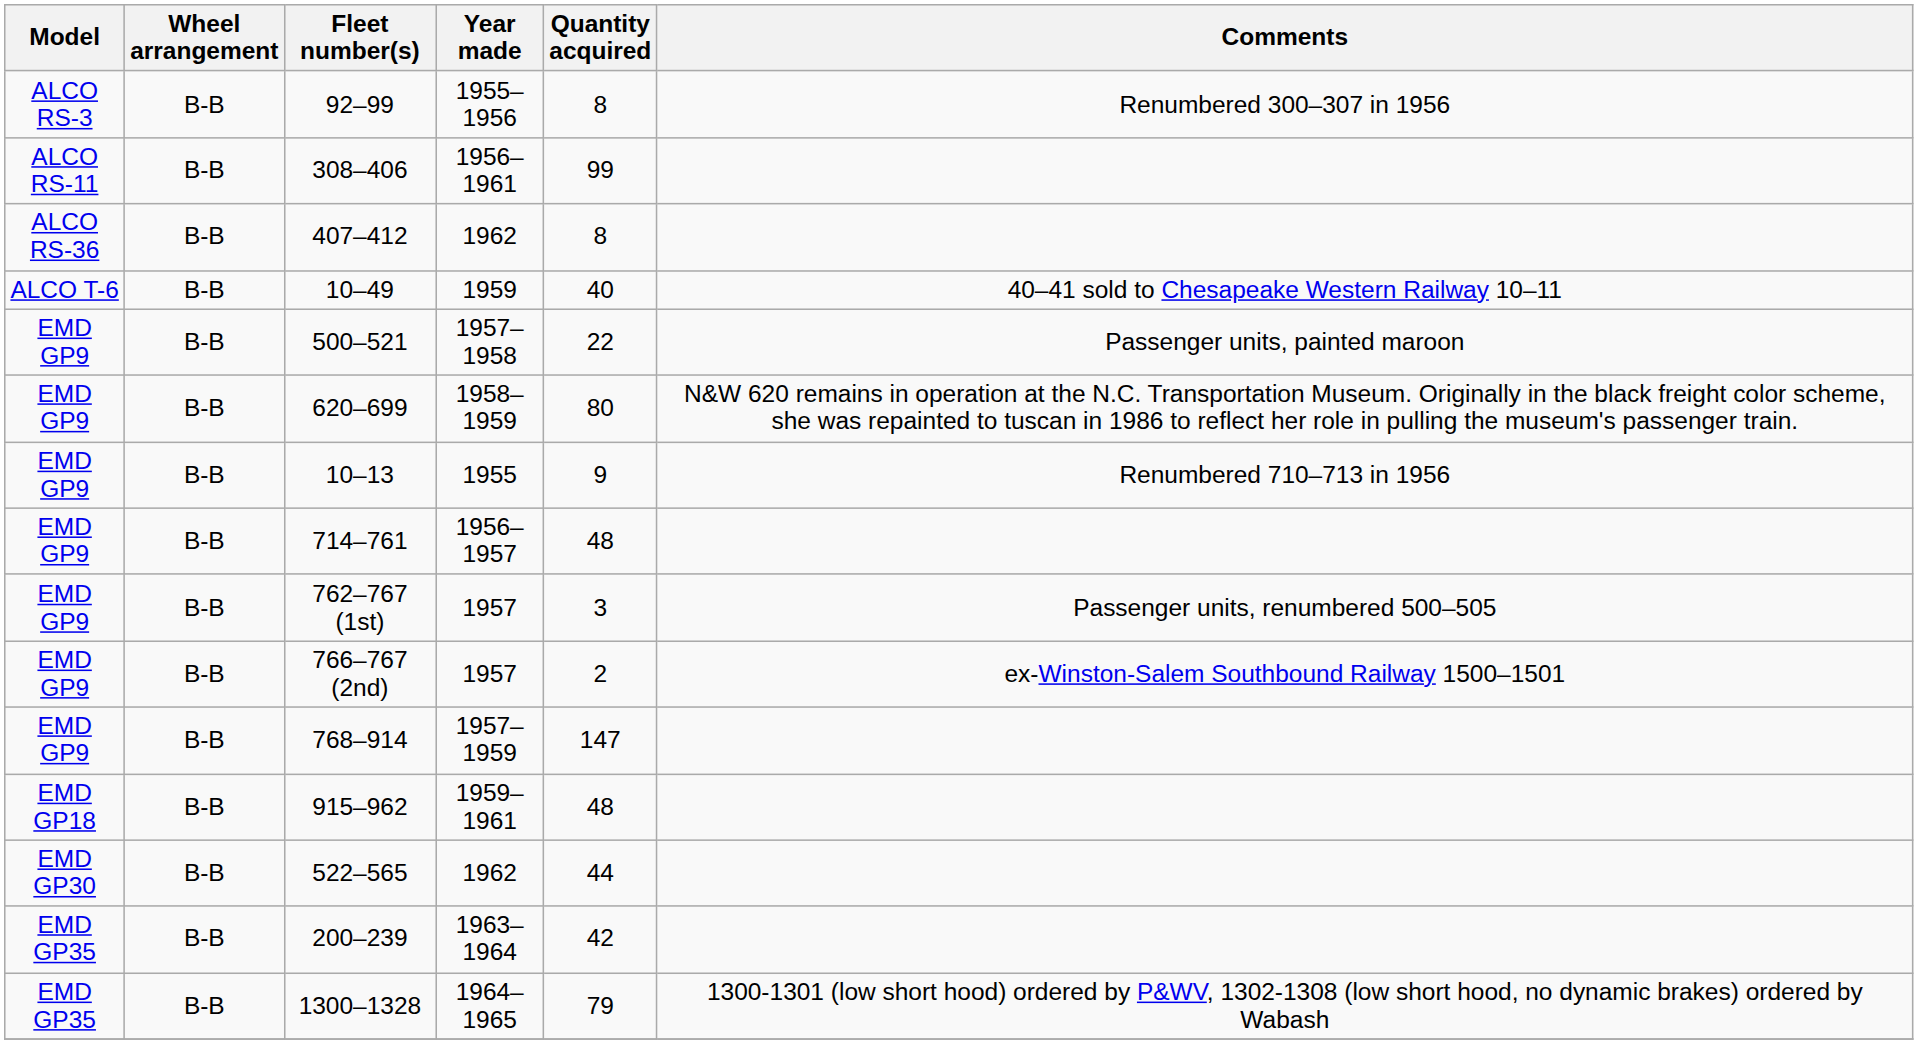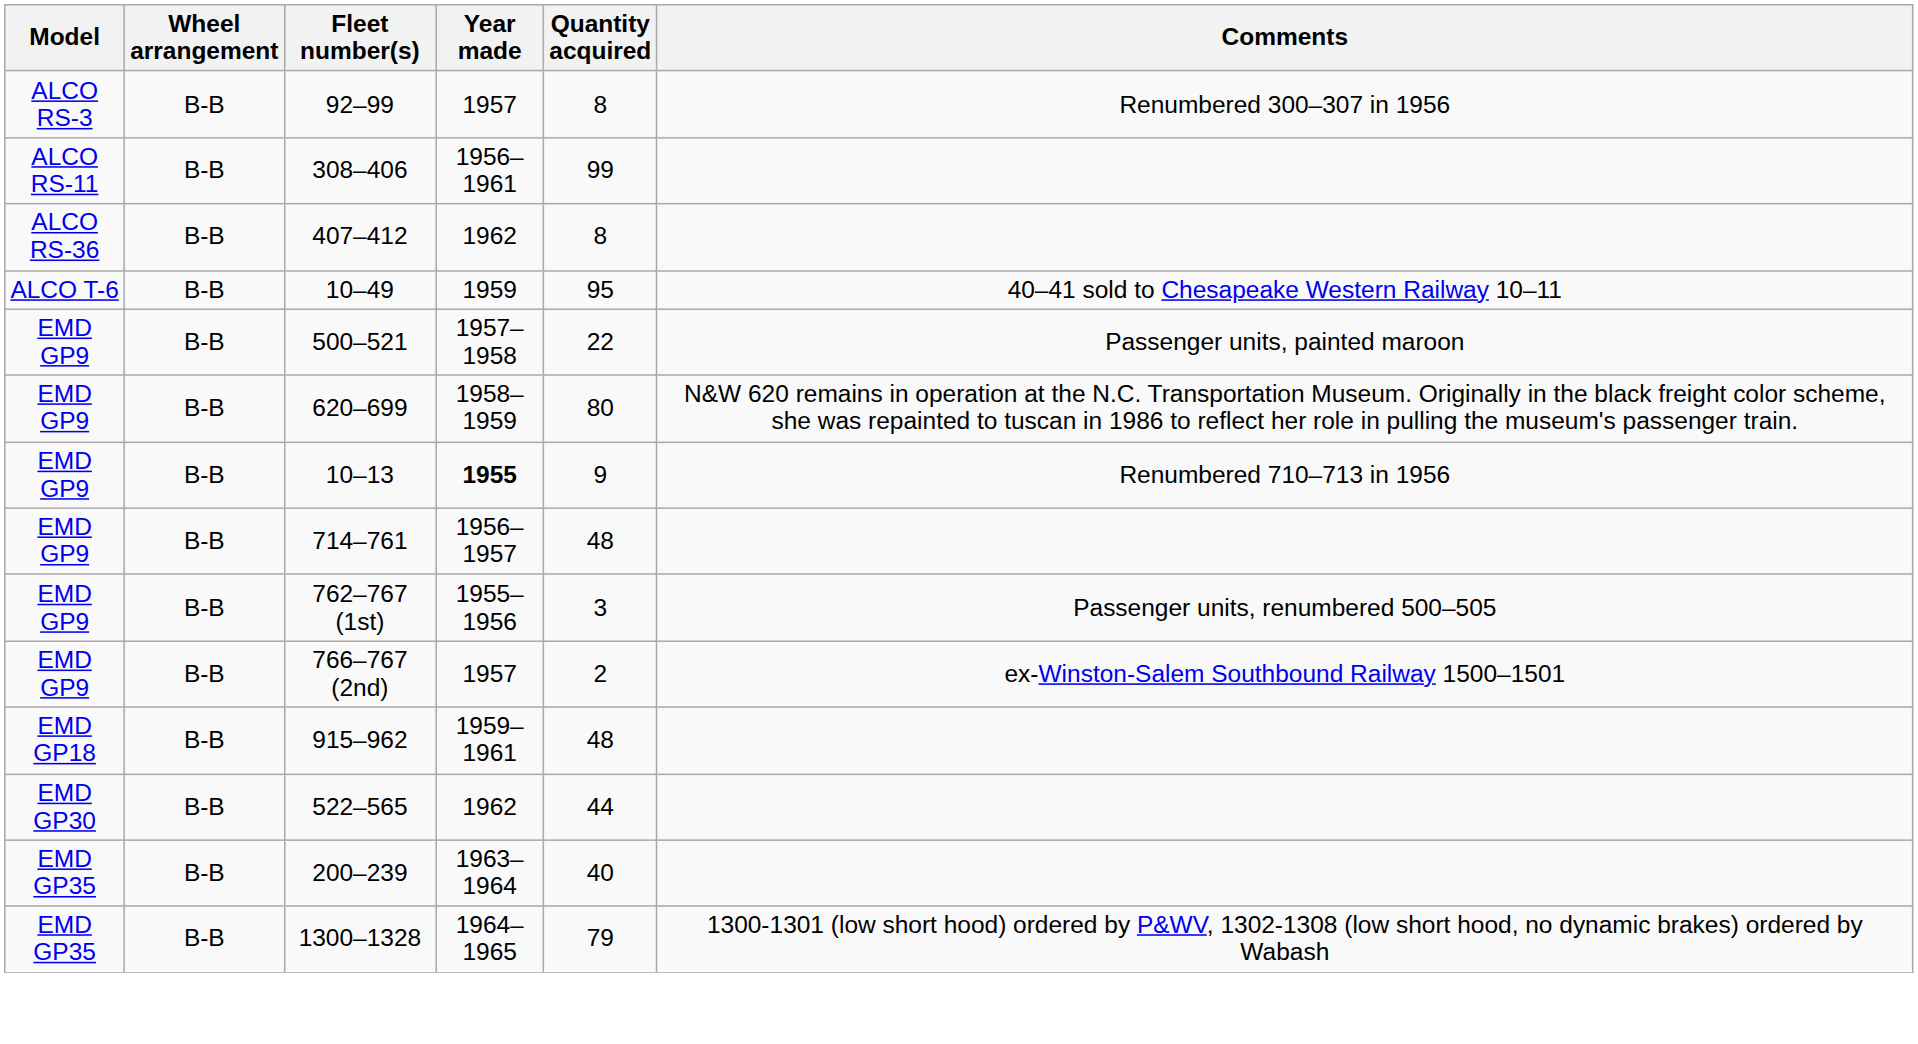(490, 104) 1955–1956 -> (490, 104) 1957
(600, 289) 40 -> (600, 289) 95
(490, 474) normal -> (490, 474) bold
(490, 607) 1957 -> (490, 607) 1955–1956
- row: (360, 740)
(600, 939) 42 -> (600, 872) 40
